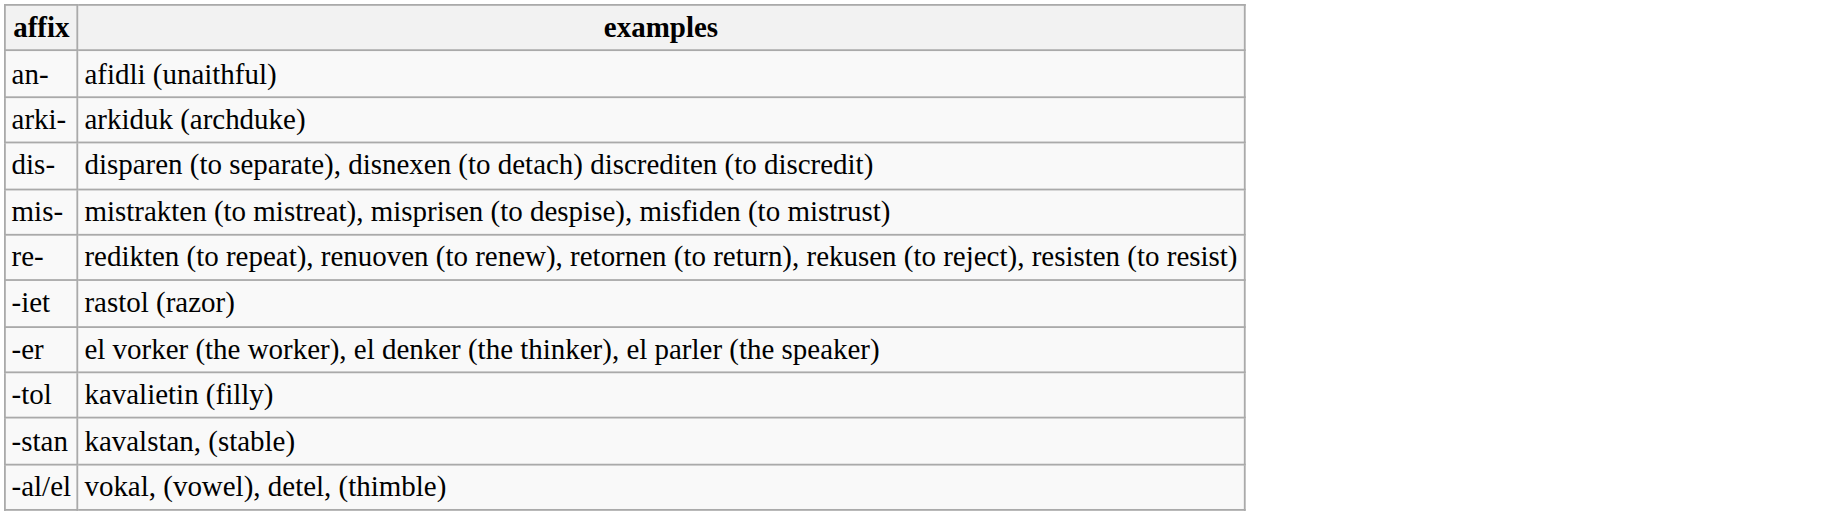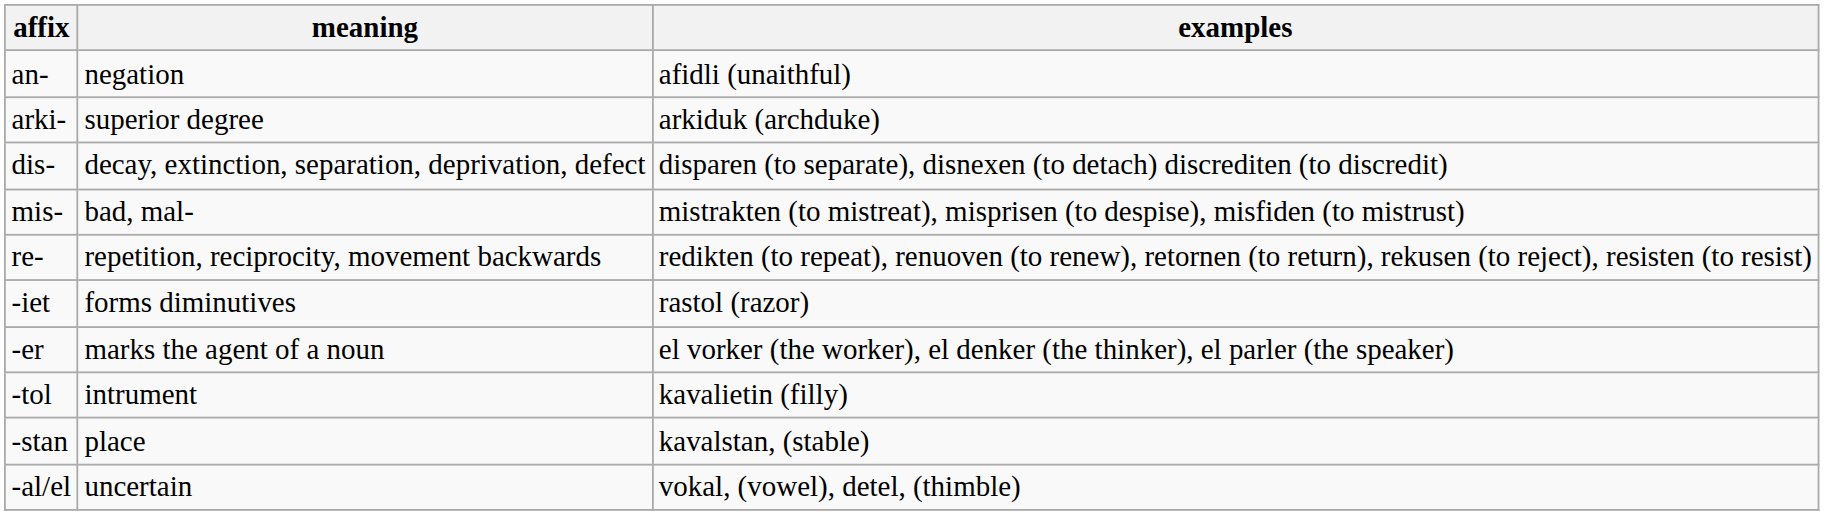+ column: (365, 27)
